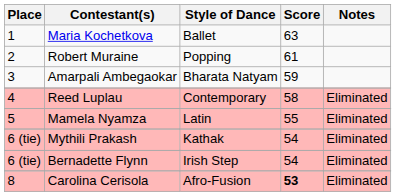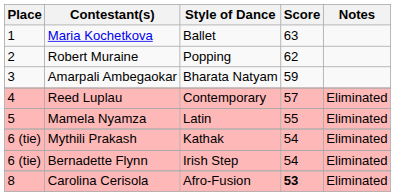(291, 56) 61 -> (291, 56) 62
(291, 98) 58 -> (291, 98) 57
